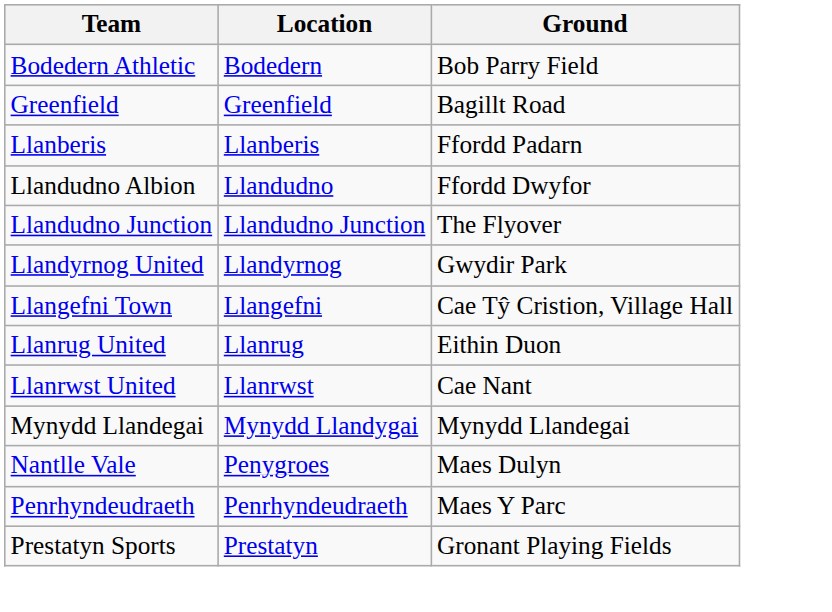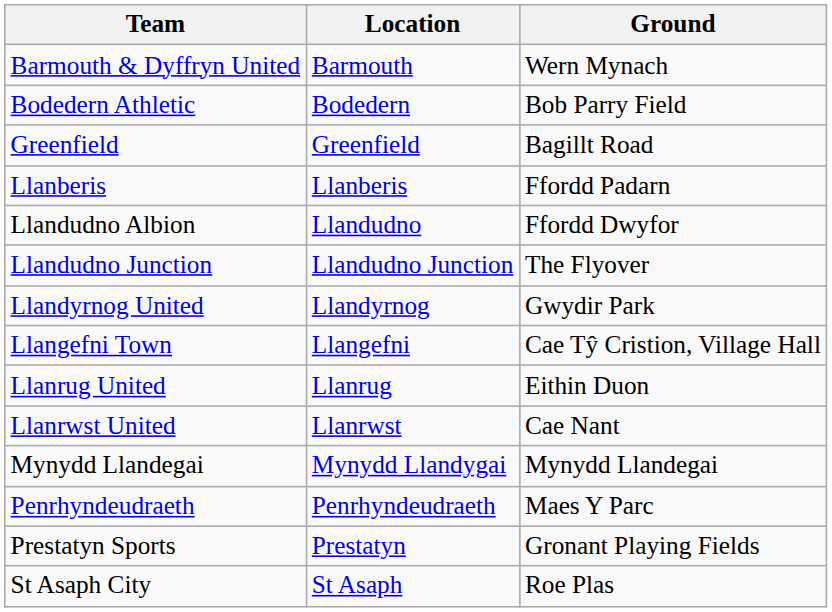+ row: (155, 64)
- row: (73, 465)
+ row: (81, 585)
